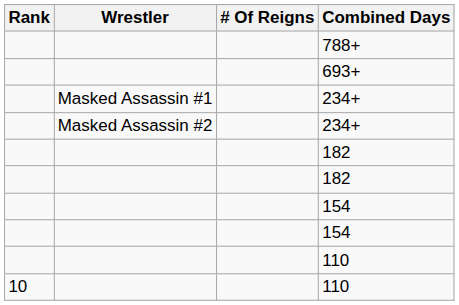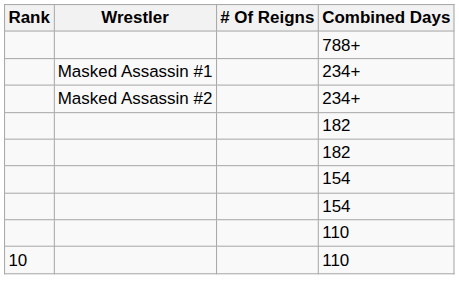- row: (135, 72)
